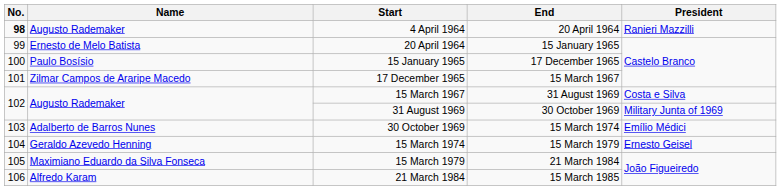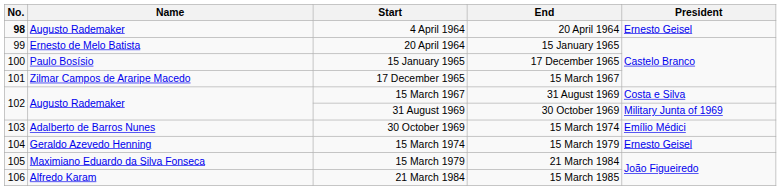(659, 29) Ranieri Mazzilli -> (658, 29) Ernesto Geisel
